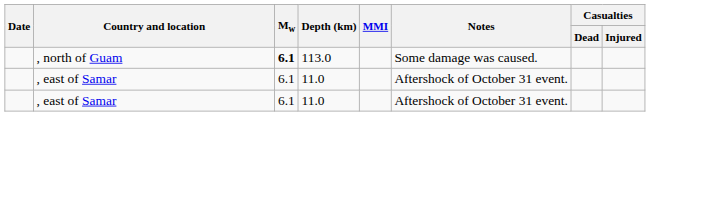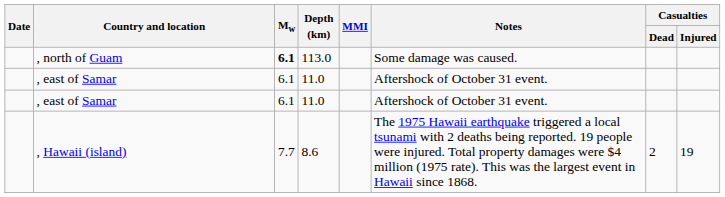+ row: (82, 151)
